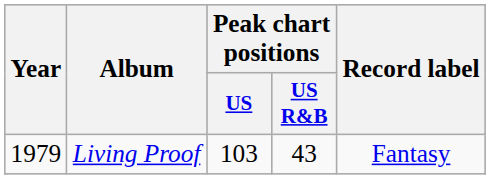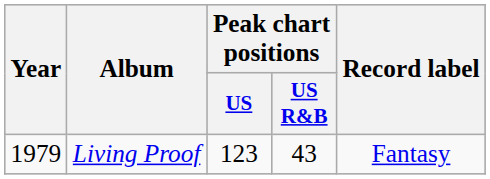(239, 153) 103 -> (239, 153) 123
